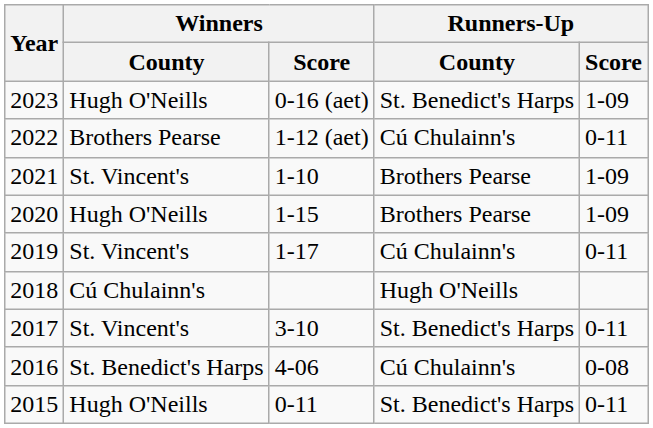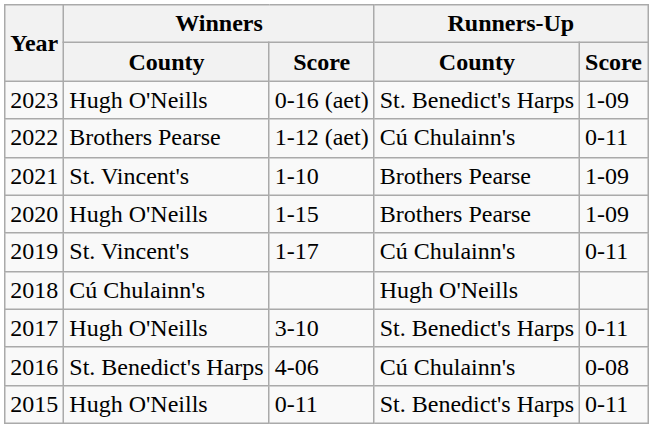(129, 328) St. Vincent's -> (139, 328) Hugh O'Neills
